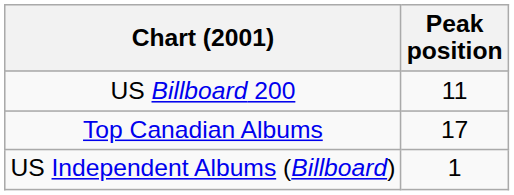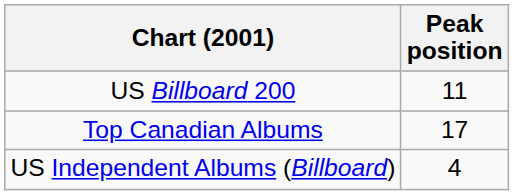(455, 168) 1 -> (455, 168) 4
